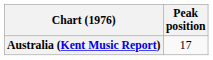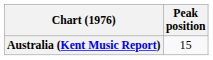(186, 45) 17 -> (186, 45) 15
